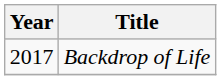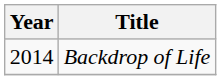(32, 56) 2017 -> (32, 56) 2014
